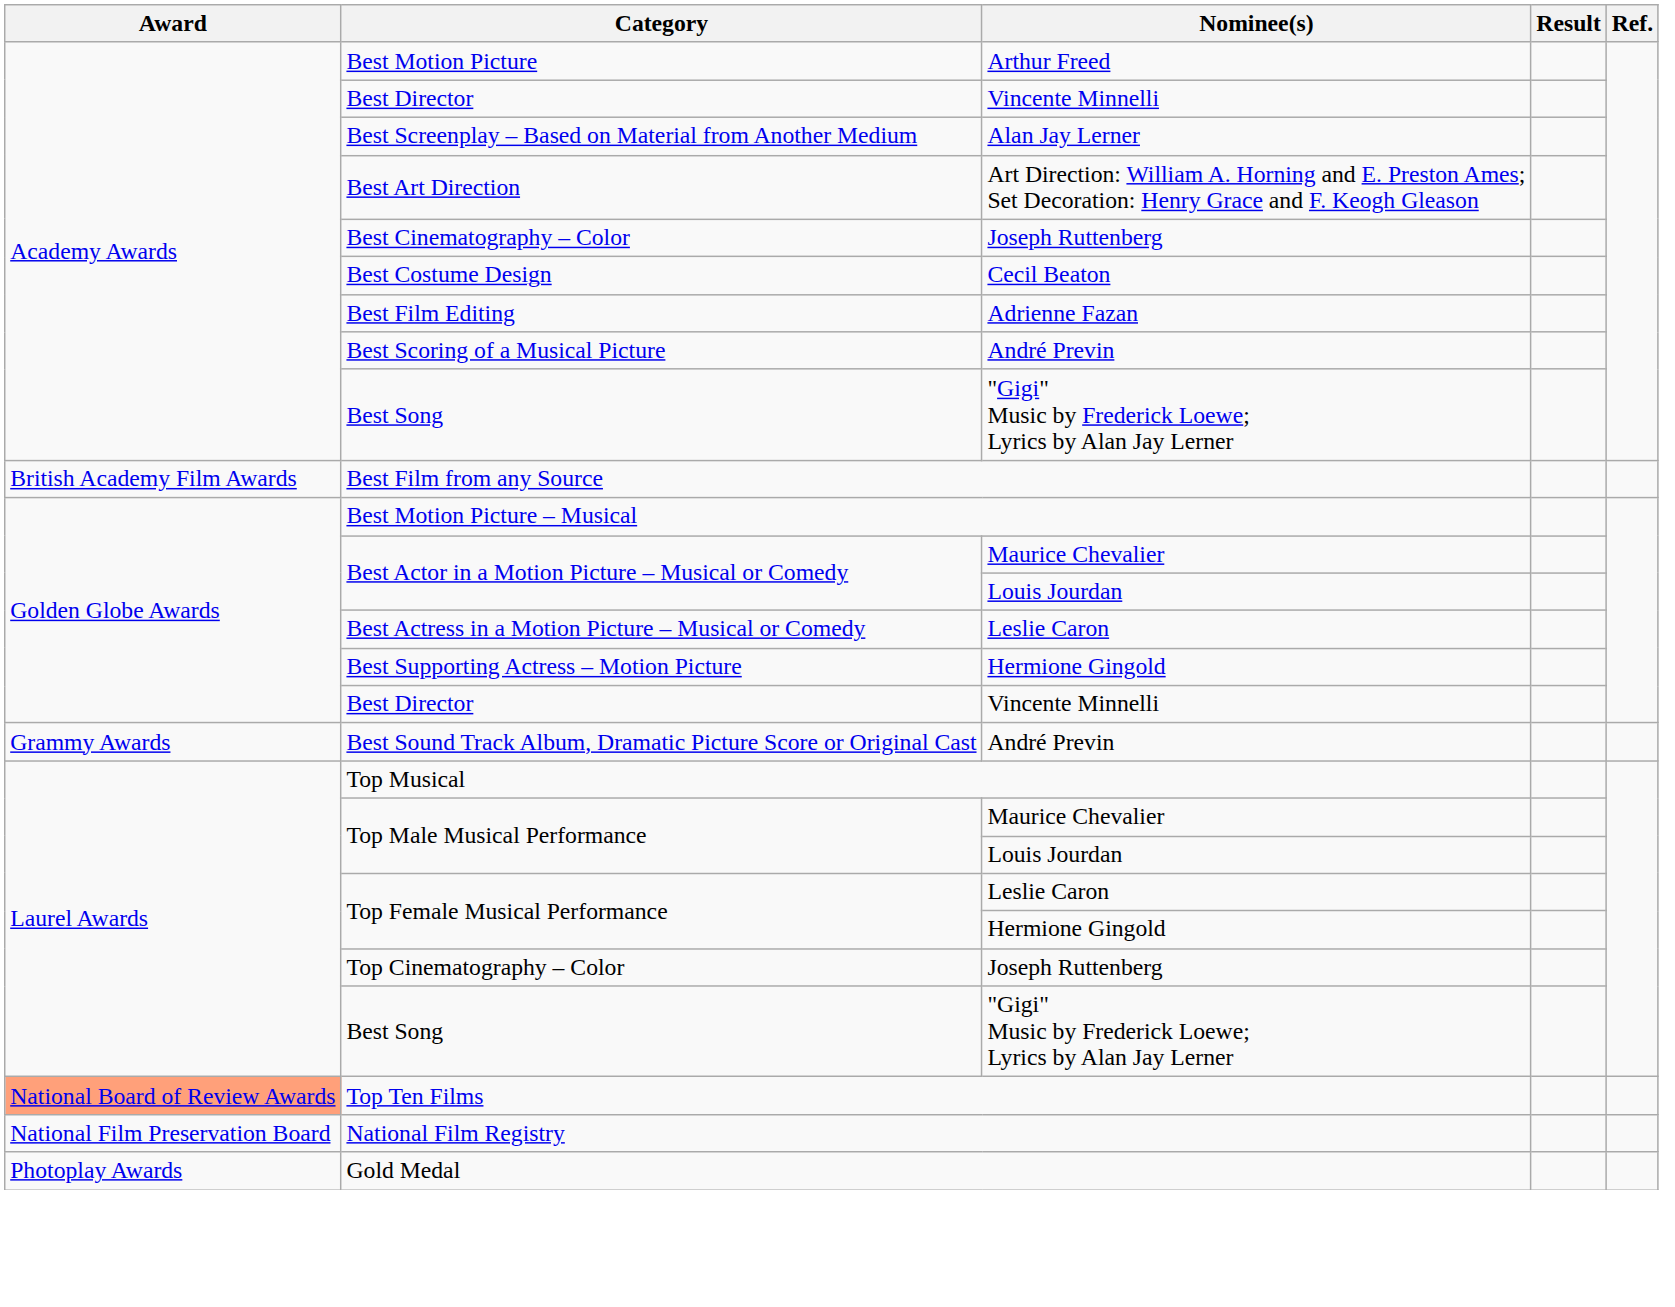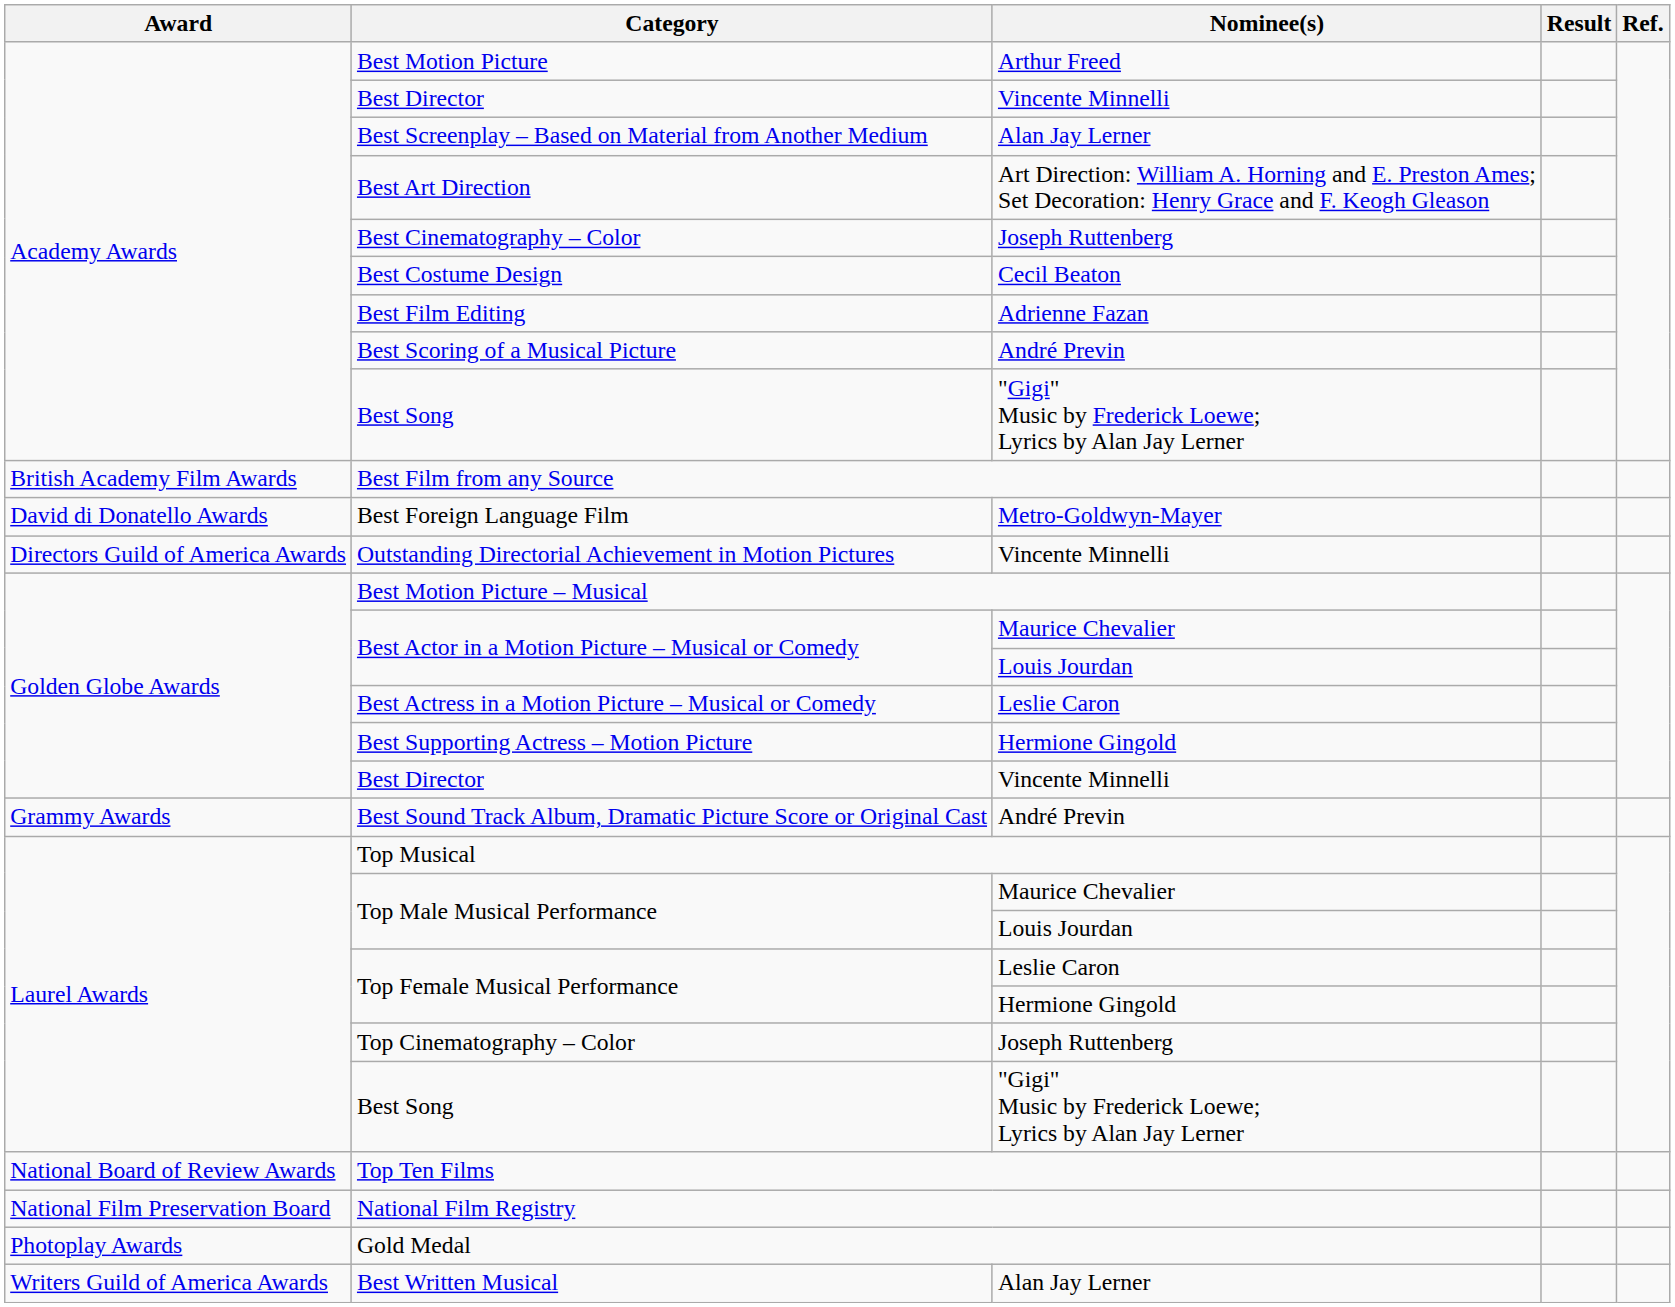+ row: (493, 516)
+ row: (626, 553)
(173, 1095) lightsalmon background -> (173, 1170) no background
+ row: (458, 1283)
